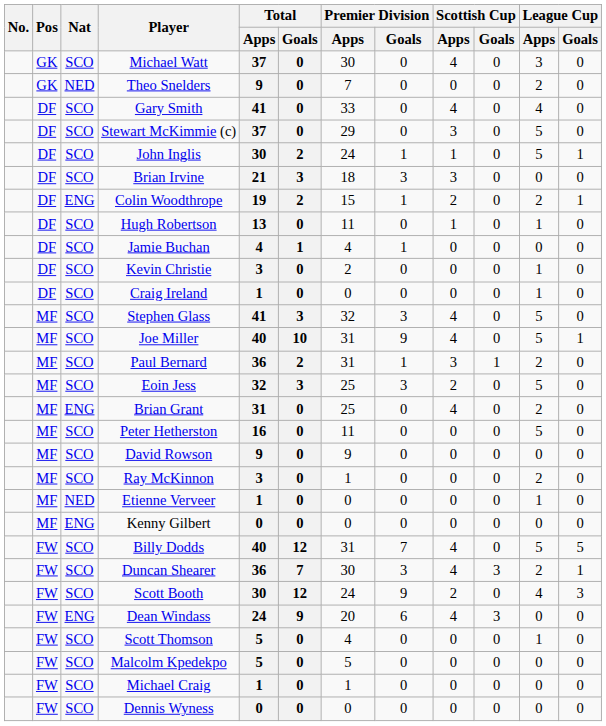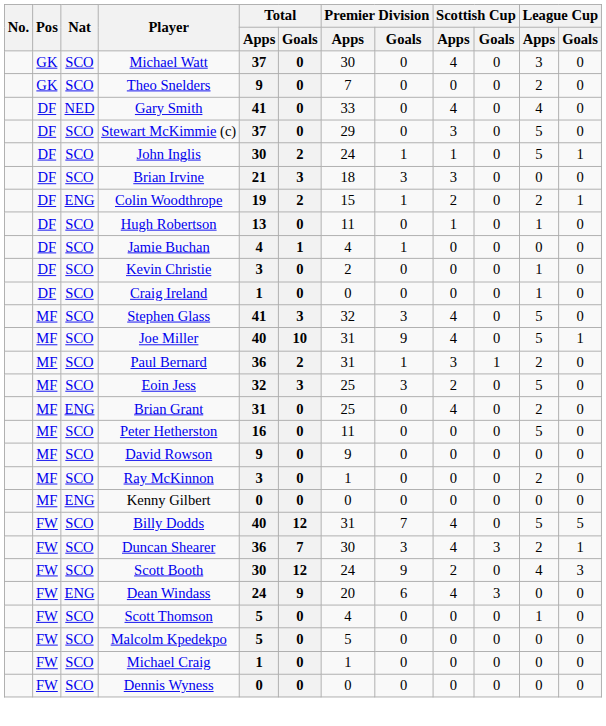(79, 85) NED -> (79, 85) SCO
(79, 108) SCO -> (79, 108) NED
- row: (169, 500)
